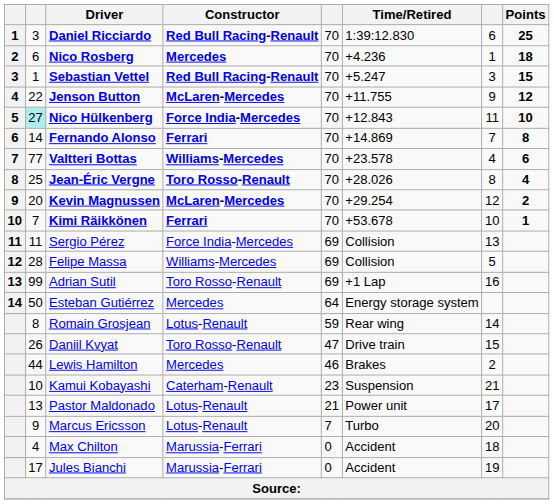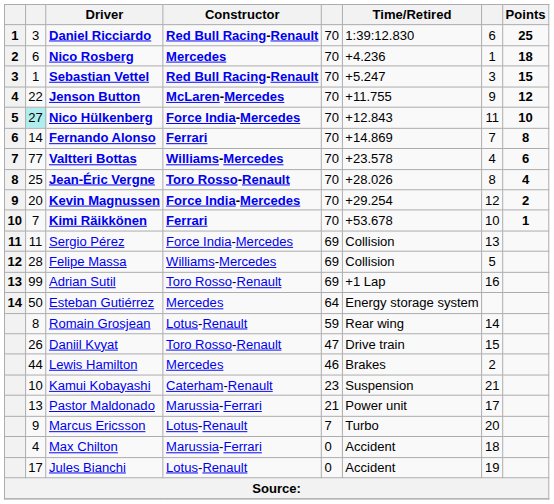(225, 200) McLaren-Mercedes -> (233, 200) Force India-Mercedes
(207, 405) Lotus-Renault -> (214, 405) Marussia-Ferrari
(214, 467) Marussia-Ferrari -> (207, 467) Lotus-Renault
